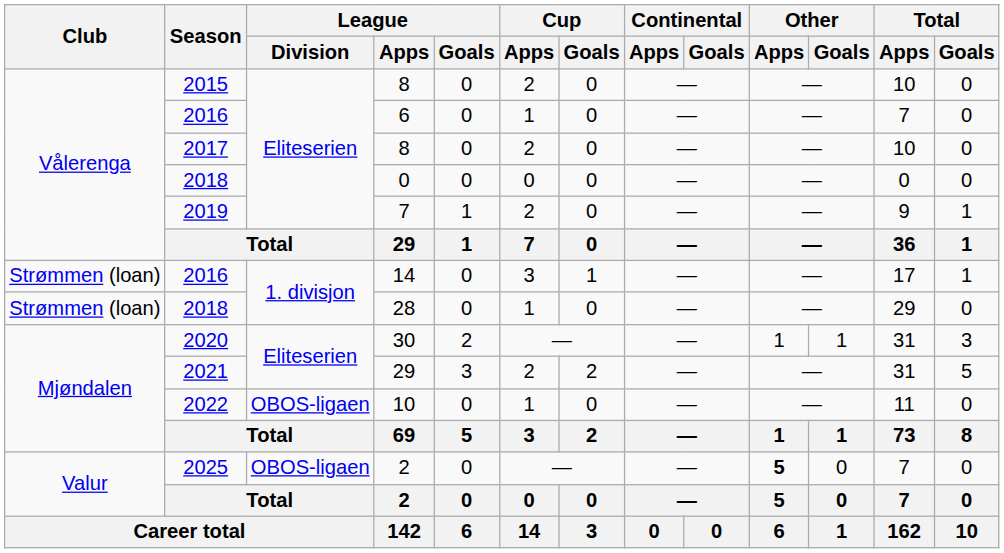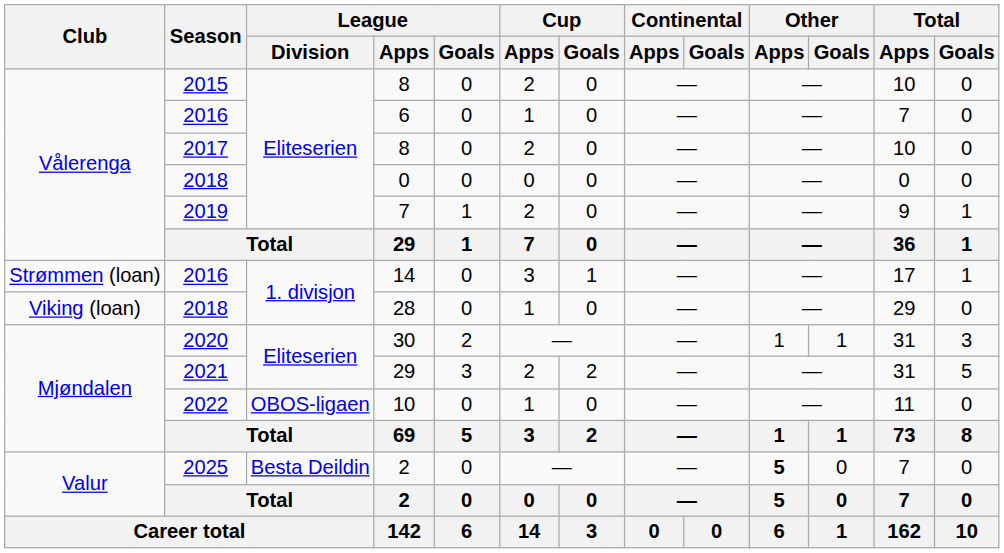(85, 308) Strømmen (loan) -> (85, 308) Viking (loan)
(310, 468) OBOS-ligaen -> (310, 468) Besta Deildin
